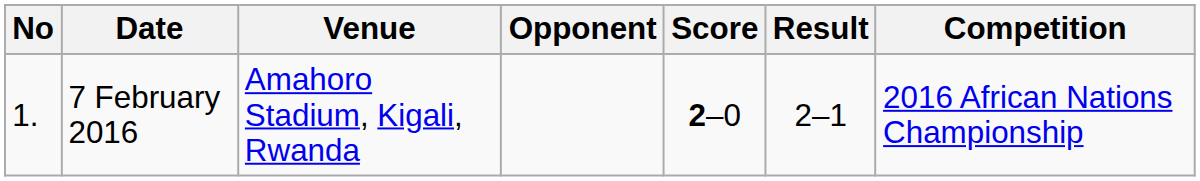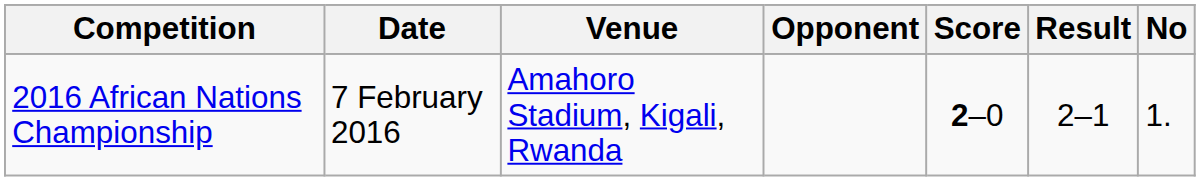columns swapped: (33, 29) <-> (1035, 29)
